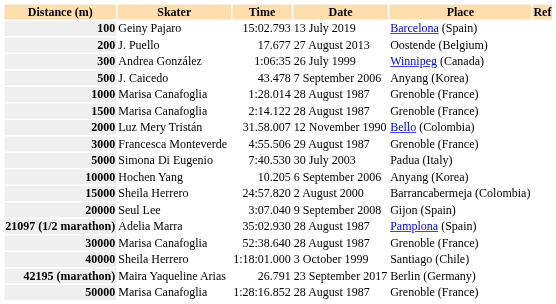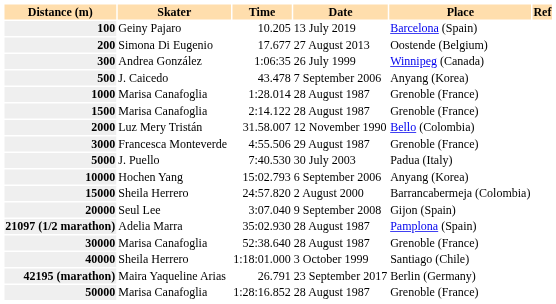(267, 28) 15:02.793 -> (274, 28) 10.205
(139, 45) J. Puello -> (166, 45) Simona Di Eugenio
(166, 160) Simona Di Eugenio -> (139, 160) J. Puello
(274, 177) 10.205 -> (267, 177) 15:02.793
